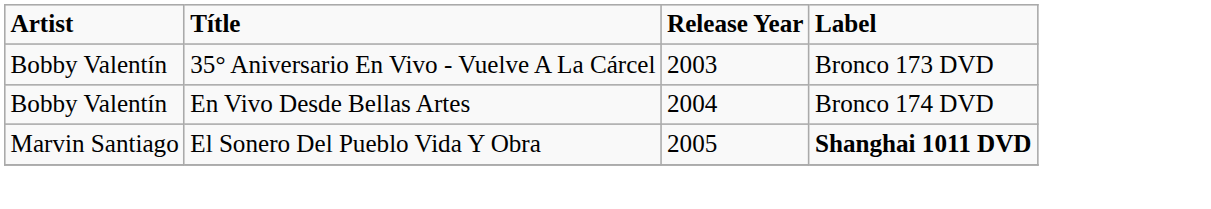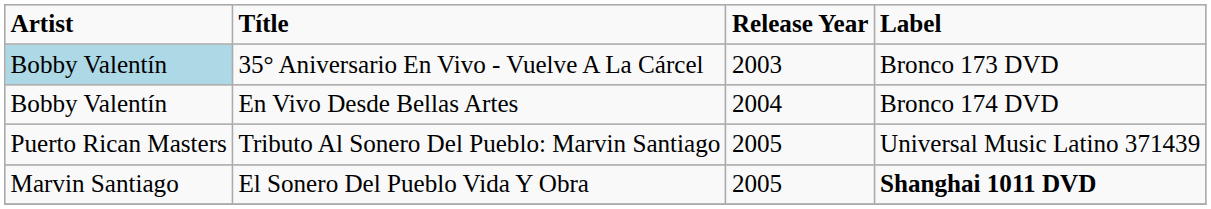(89, 64) no background -> (89, 64) lightblue background
+ row: (479, 143)
